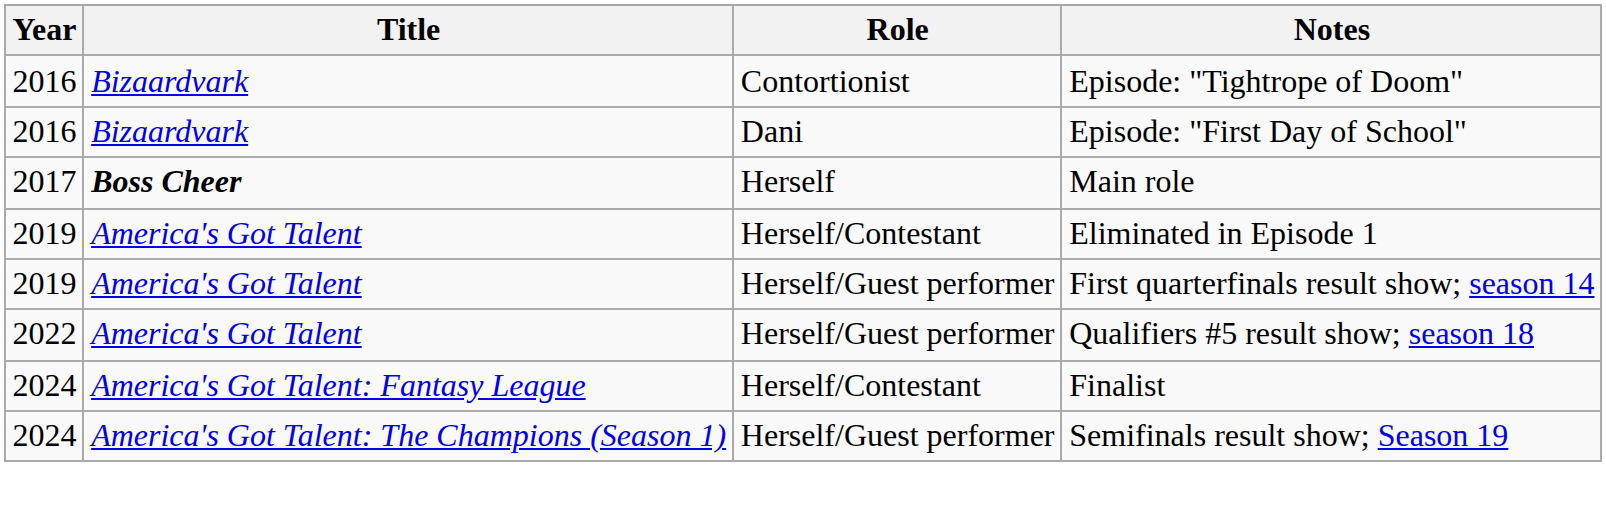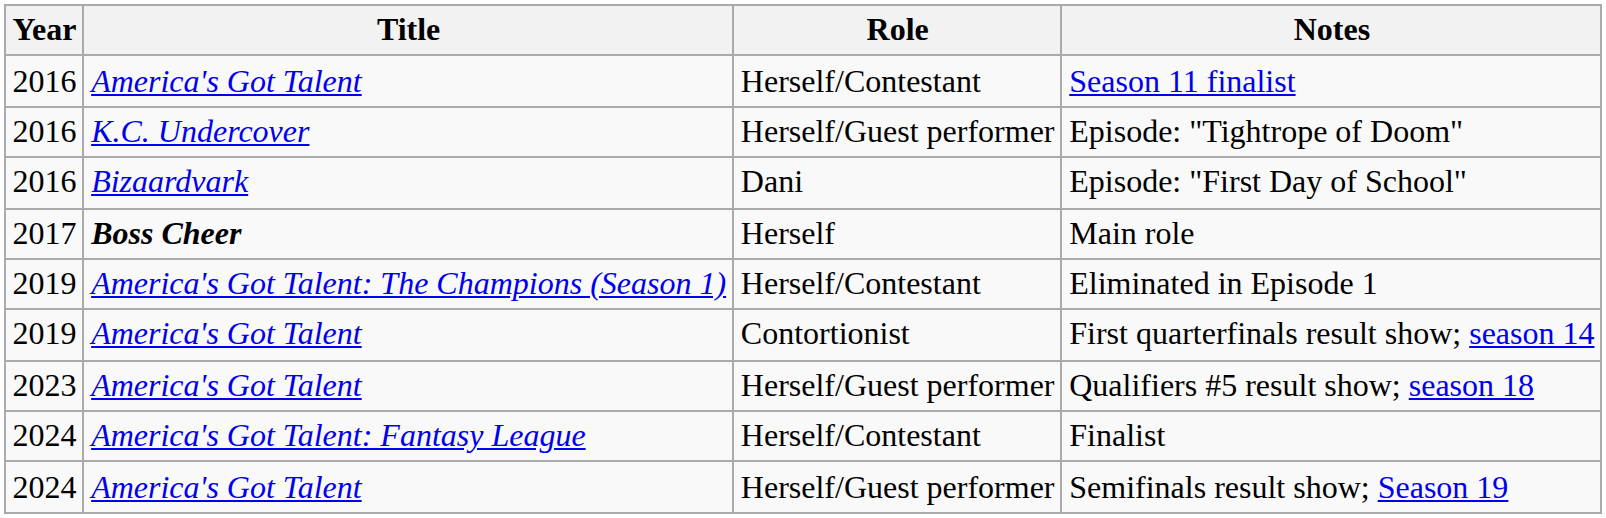+ row: (1182, 80)
(170, 80) Bizaardvark -> (200, 131) K.C. Undercover
(825, 80) Contortionist -> (898, 131) Herself/Guest performer
(226, 232) America's Got Talent -> (409, 283) America's Got Talent: The Champions (Season 1)
(898, 283) Herself/Guest performer -> (825, 334) Contortionist
(44, 334) 2022 -> (44, 385) 2023
(409, 435) America's Got Talent: The Champions (Season 1) -> (226, 486) America's Got Talent
